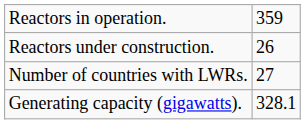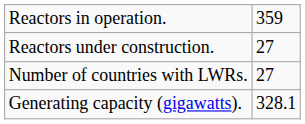(265, 47) 26 -> (265, 47) 27
